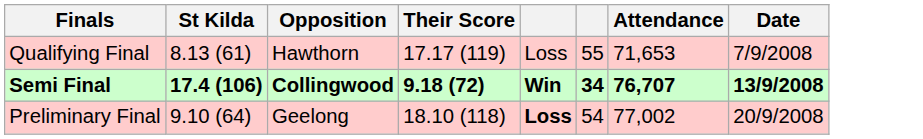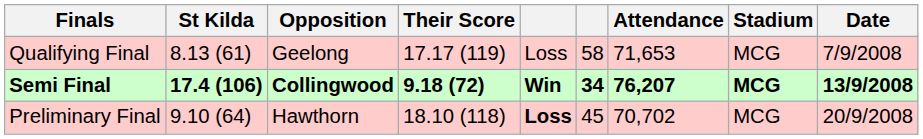+ column: (773, 20)
(315, 52) Hawthorn -> (310, 52) Geelong
(593, 52) 55 -> (593, 52) 58
(644, 85) 76,707 -> (644, 85) 76,207
(310, 117) Geelong -> (315, 117) Hawthorn
(593, 117) 54 -> (593, 117) 45
(644, 117) 77,002 -> (644, 117) 70,702
